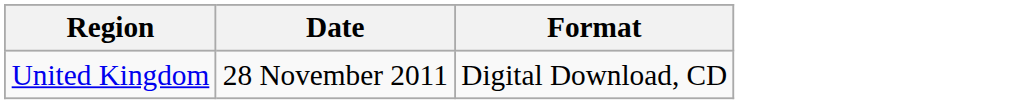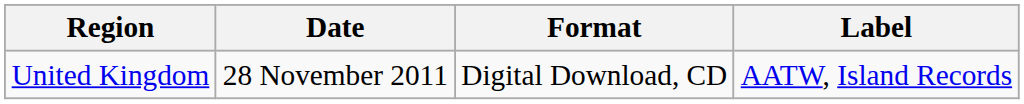+ column: (876, 27)
